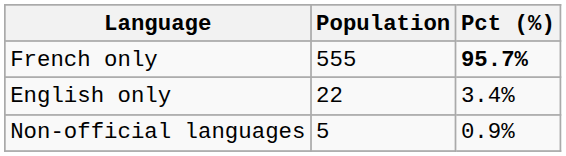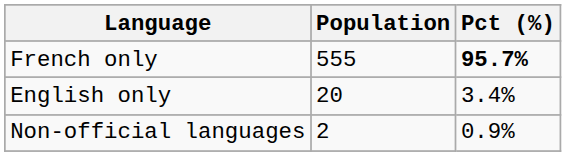(329, 96) 22 -> (329, 96) 20
(323, 132) 5 -> (323, 132) 2
